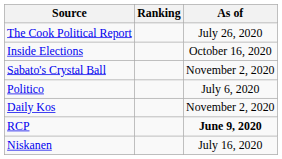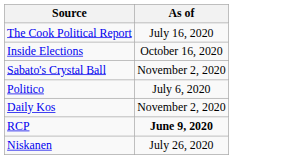- column: (159, 13)
(230, 32) July 26, 2020 -> (181, 32) July 16, 2020
(230, 145) July 16, 2020 -> (181, 145) July 26, 2020
